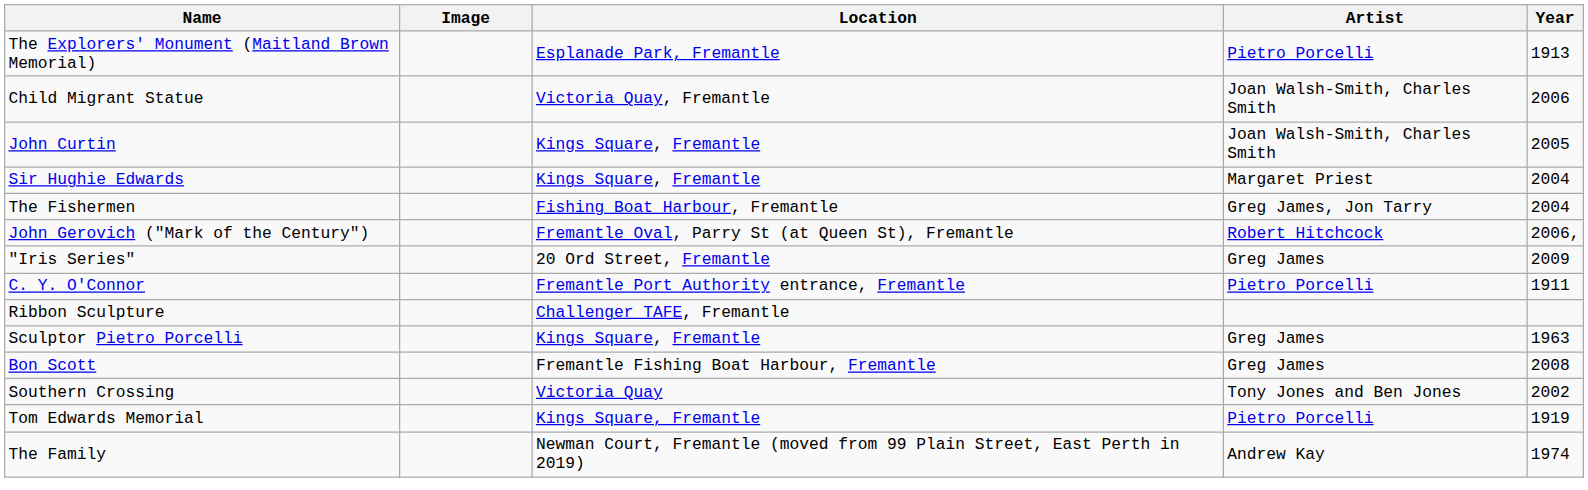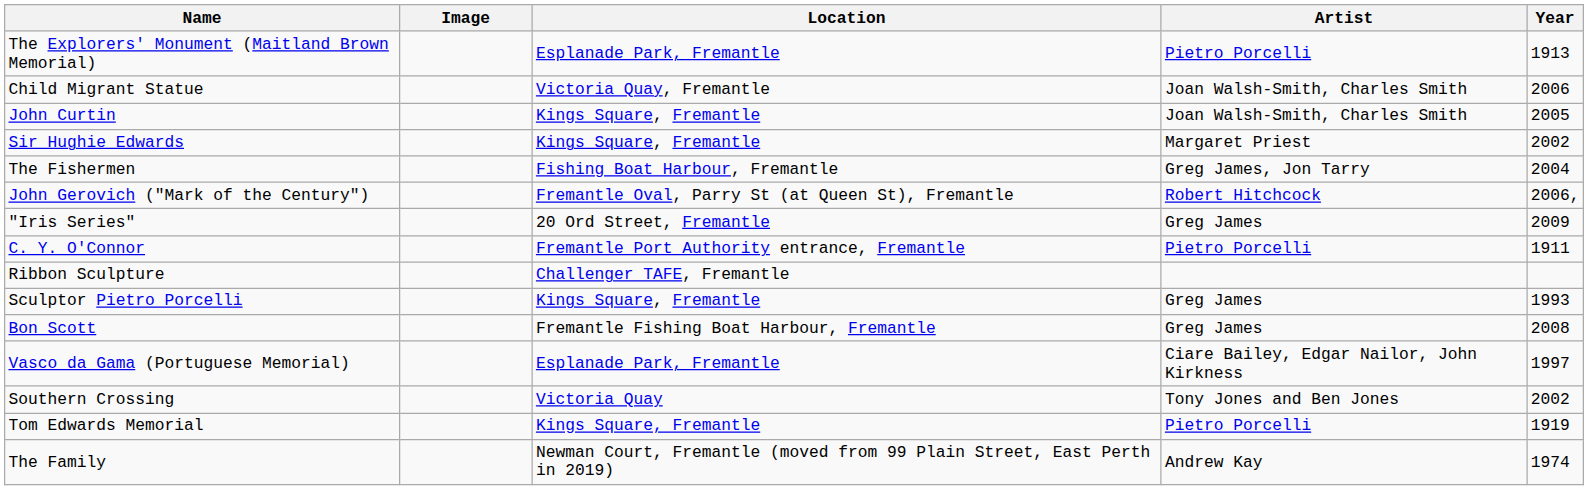(1550, 180) 2004 -> (1550, 143) 2002
(1550, 339) 1963 -> (1550, 301) 1993
+ row: (179, 364)
